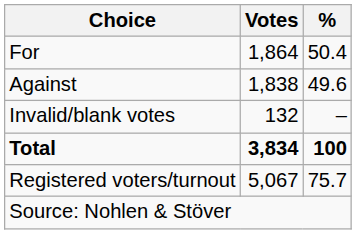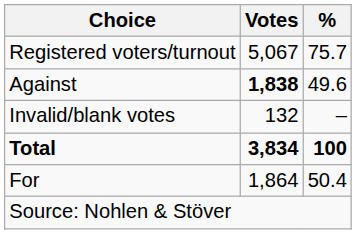rows swapped: (24, 52) <-> (122, 180)
(273, 84) normal -> (273, 84) bold
